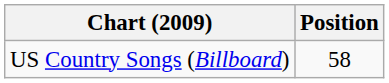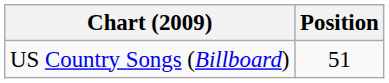(339, 58) 58 -> (339, 58) 51
